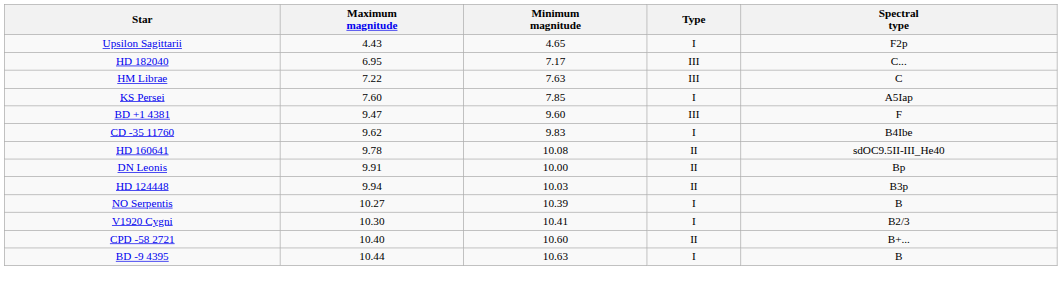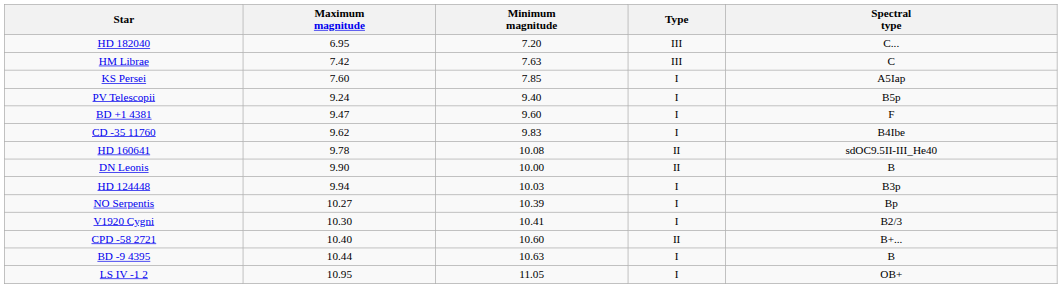- row: (142, 43)
(555, 61) 7.17 -> (532, 43) 7.20
(372, 79) 7.22 -> (339, 61) 7.42
+ row: (124, 97)
(694, 114) III -> (677, 114) I
(372, 168) 9.91 -> (339, 168) 9.90
(899, 168) Bp -> (891, 168) B
(694, 185) II -> (677, 185) I
(899, 203) B -> (891, 203) Bp
+ row: (124, 274)
